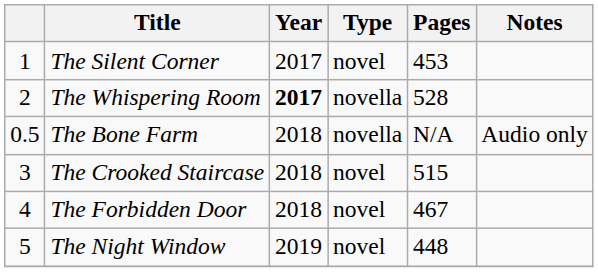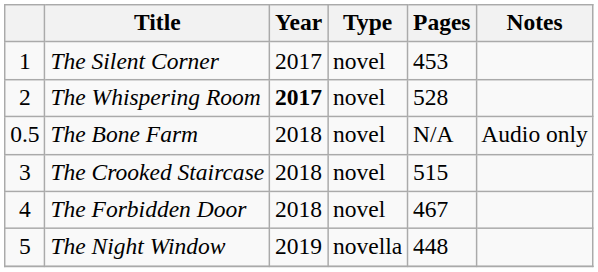(368, 97) novella -> (359, 97) novel
(368, 135) novella -> (359, 135) novel
(359, 246) novel -> (368, 246) novella
